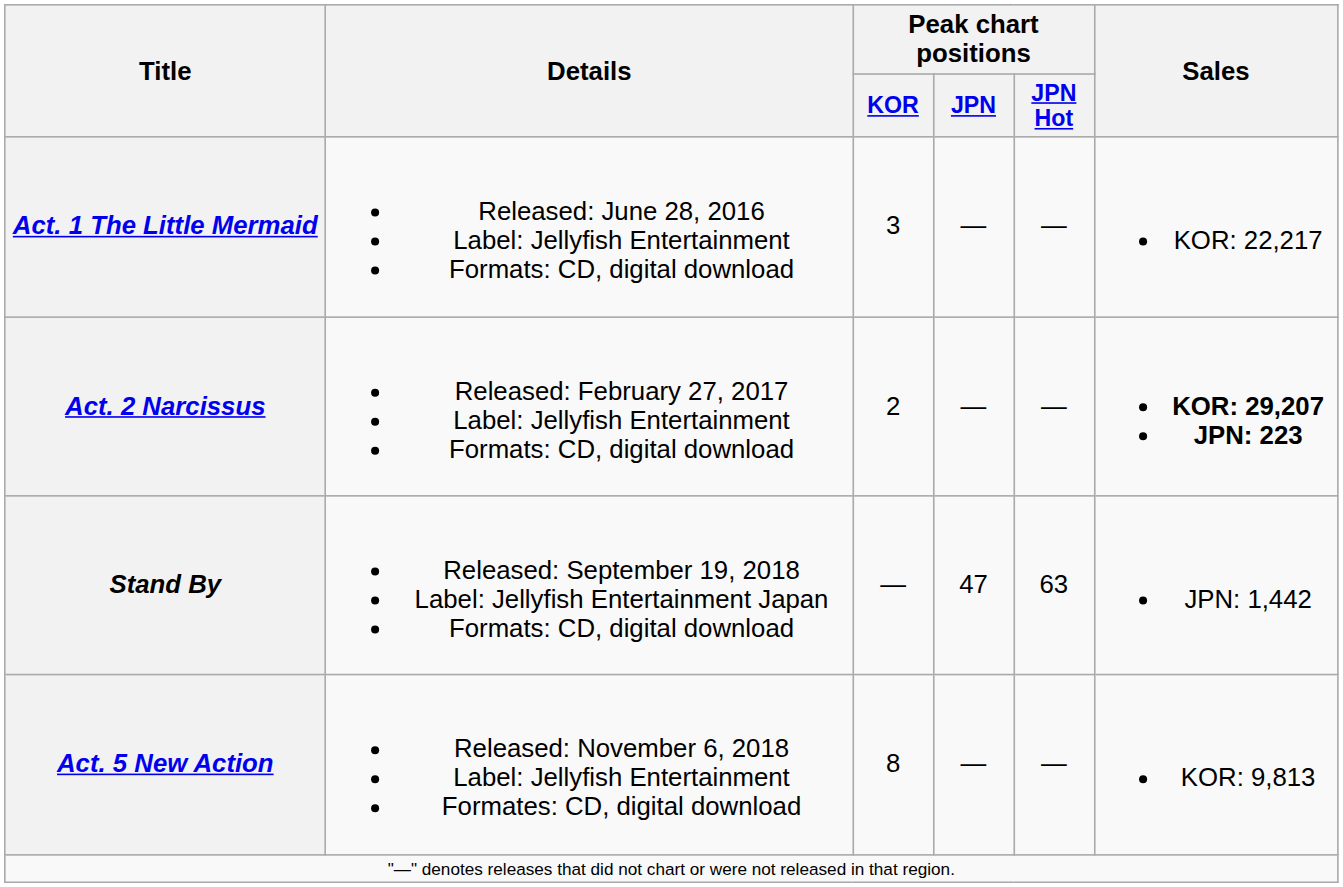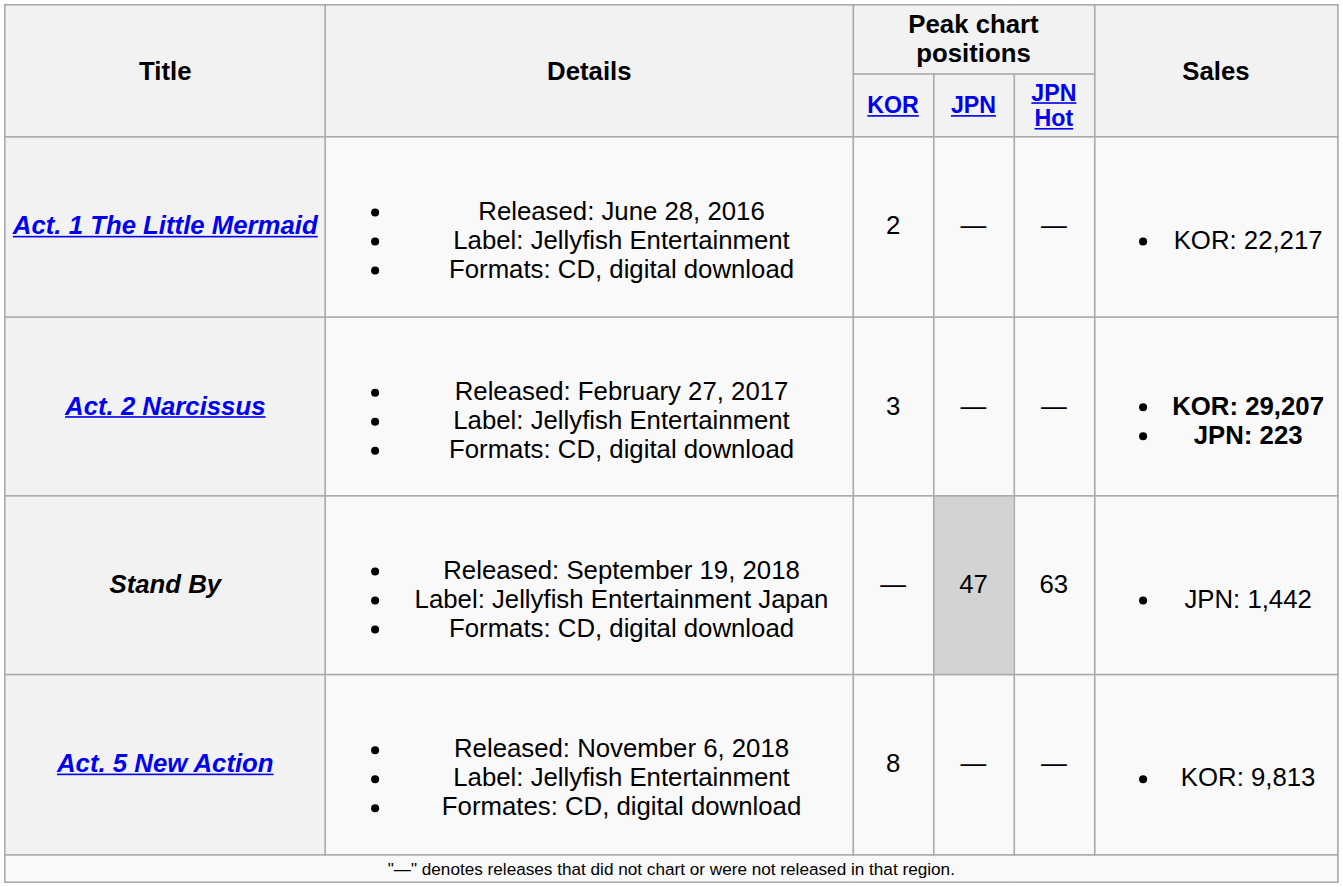(893, 226) 3 -> (893, 226) 2
(893, 405) 2 -> (893, 405) 3
(973, 585) no background -> (973, 585) lightgrey background
